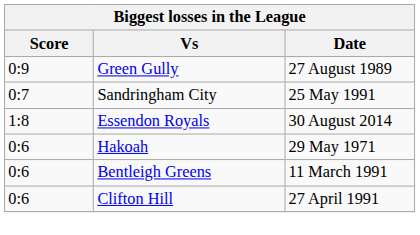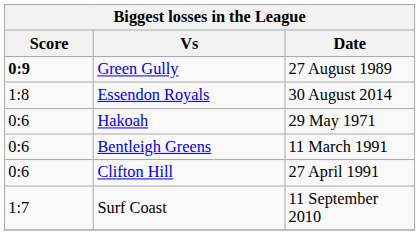(19, 69) normal -> (19, 69) bold
- row: (157, 95)
+ row: (132, 207)
